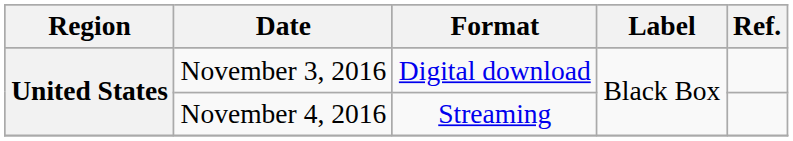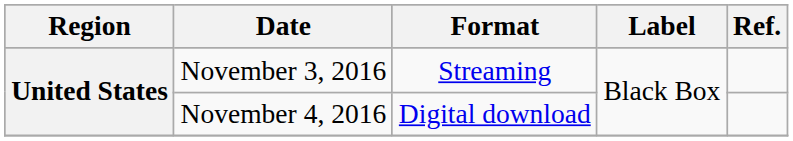(495, 69) Digital download -> (495, 69) Streaming
(495, 113) Streaming -> (495, 113) Digital download
